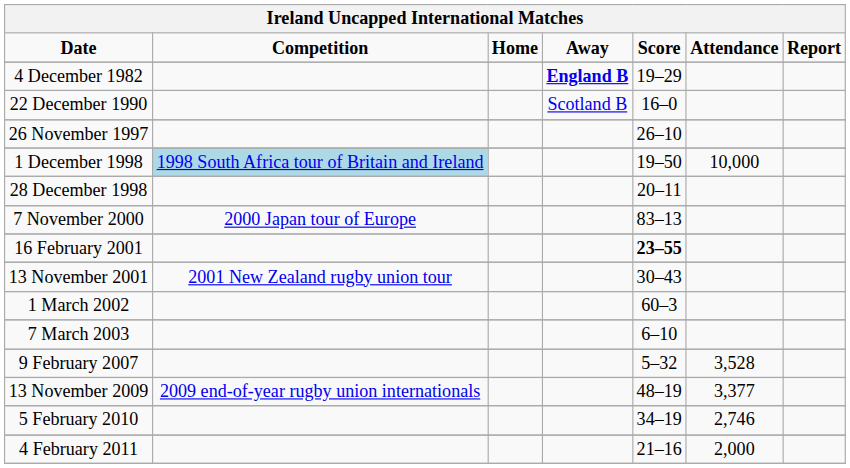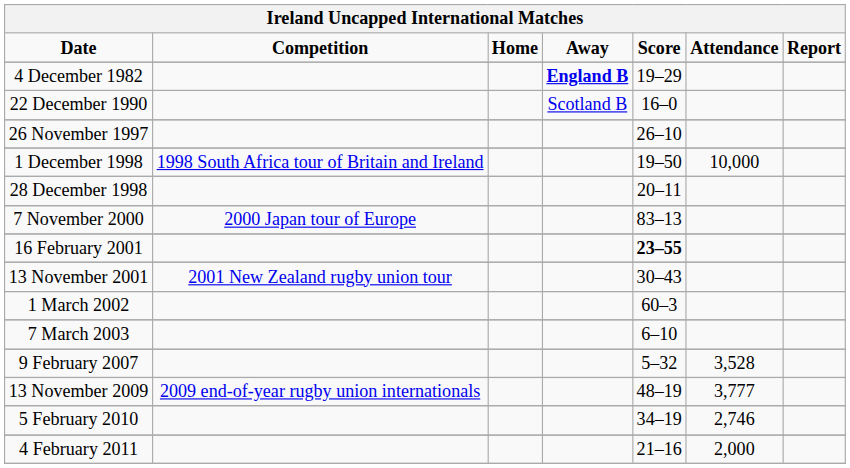(320, 162) lightblue background -> (320, 162) no background
(734, 391) 3,377 -> (734, 391) 3,777
